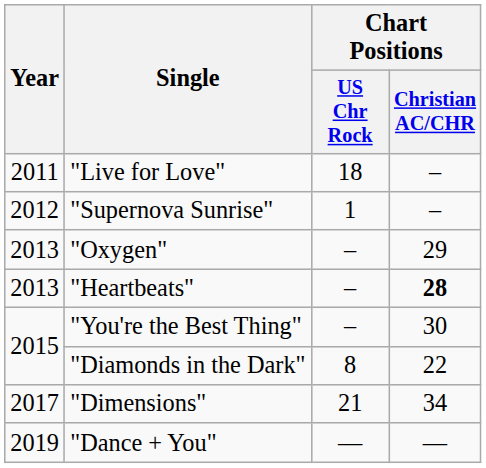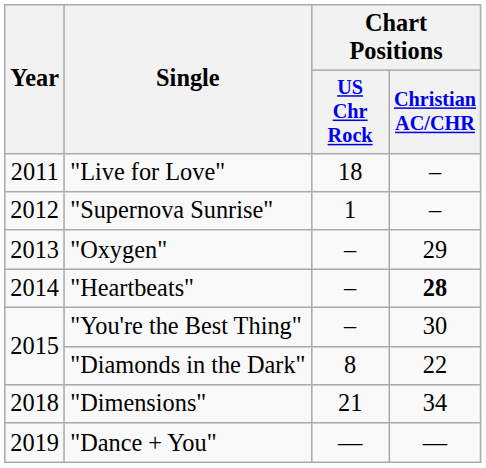(35, 287) 2013 -> (35, 287) 2014
(35, 403) 2017 -> (35, 403) 2018
